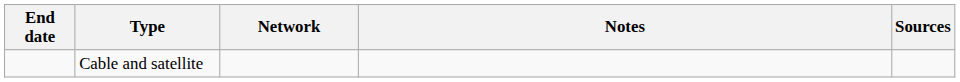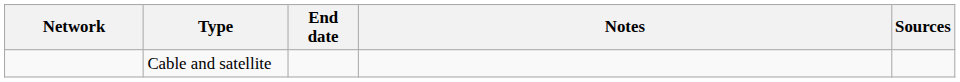columns swapped: (289, 27) <-> (40, 27)
